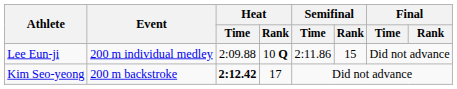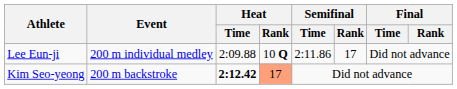(350, 54) 15 -> (350, 54) 17
(275, 74) no background -> (275, 74) lightsalmon background
